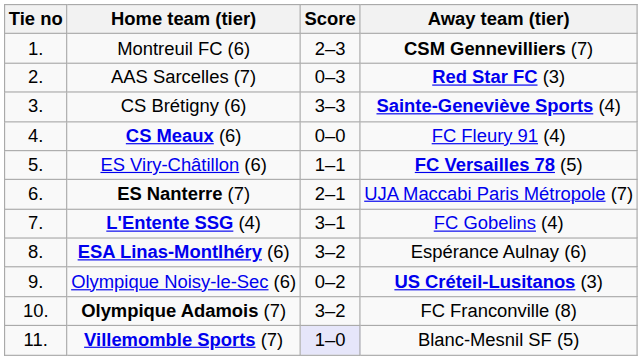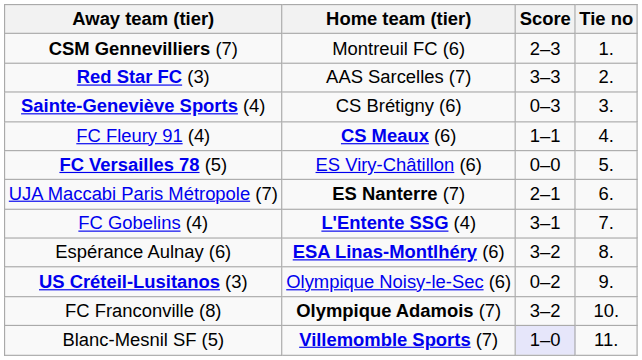columns swapped: (36, 19) <-> (499, 19)
(330, 77) 0–3 -> (545, 77) 3–3
(330, 106) 3–3 -> (545, 106) 0–3
(330, 135) 0–0 -> (545, 135) 1–1
(330, 164) 1–1 -> (545, 164) 0–0
